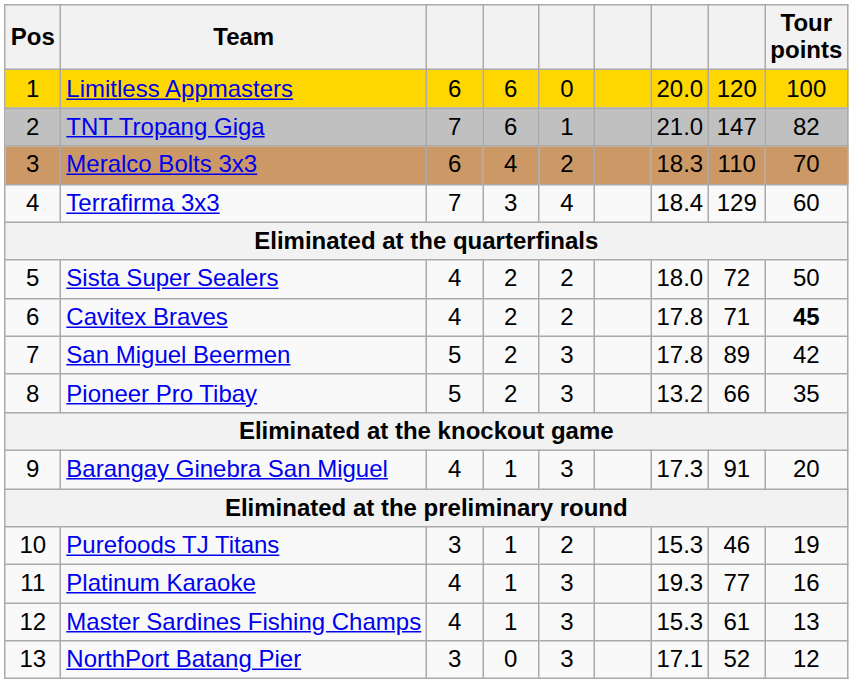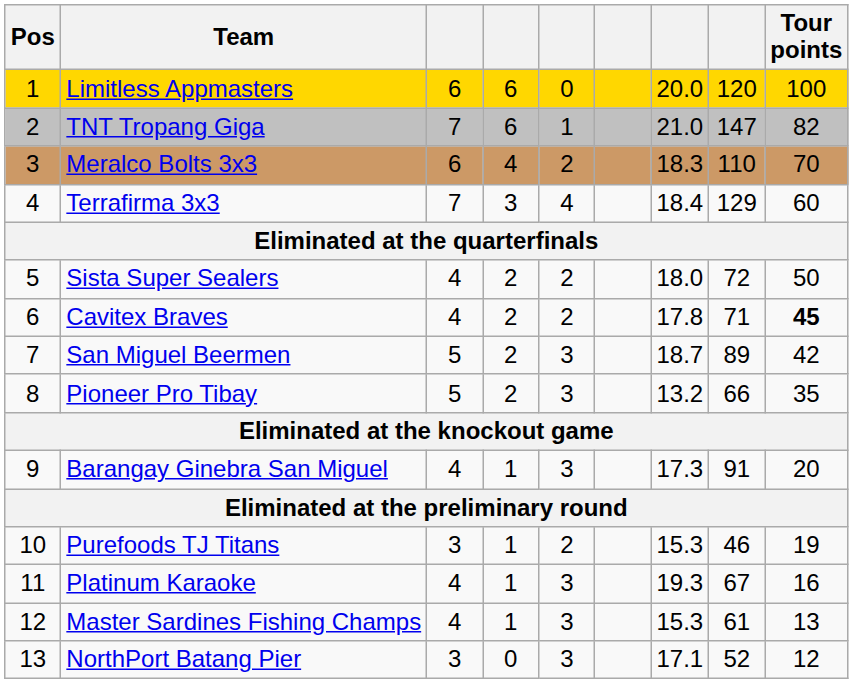(680, 355) 17.8 -> (680, 355) 18.7
(737, 583) 77 -> (737, 583) 67
